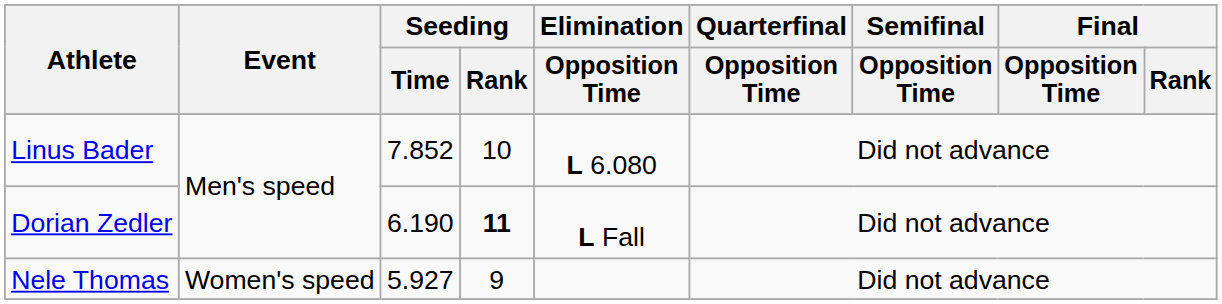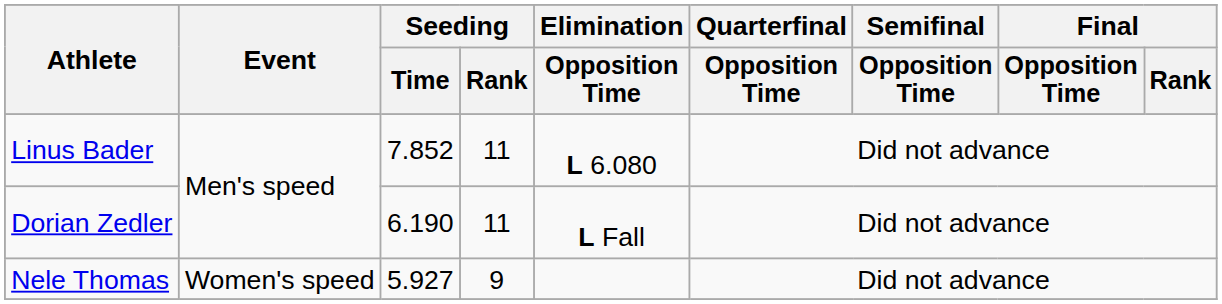(497, 151) 10 -> (497, 151) 11
(497, 222) bold -> (497, 222) normal
